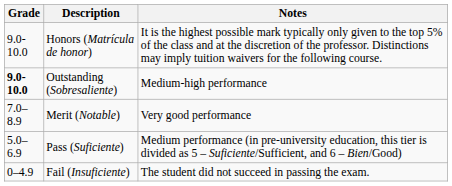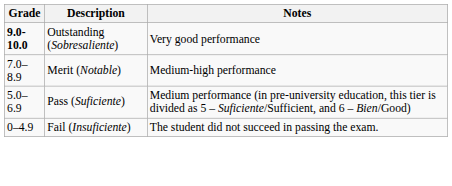- row: (90, 45)
(204, 83) Medium-high performance -> (205, 38) Very good performance
(196, 115) Very good performance -> (213, 70) Medium-high performance
